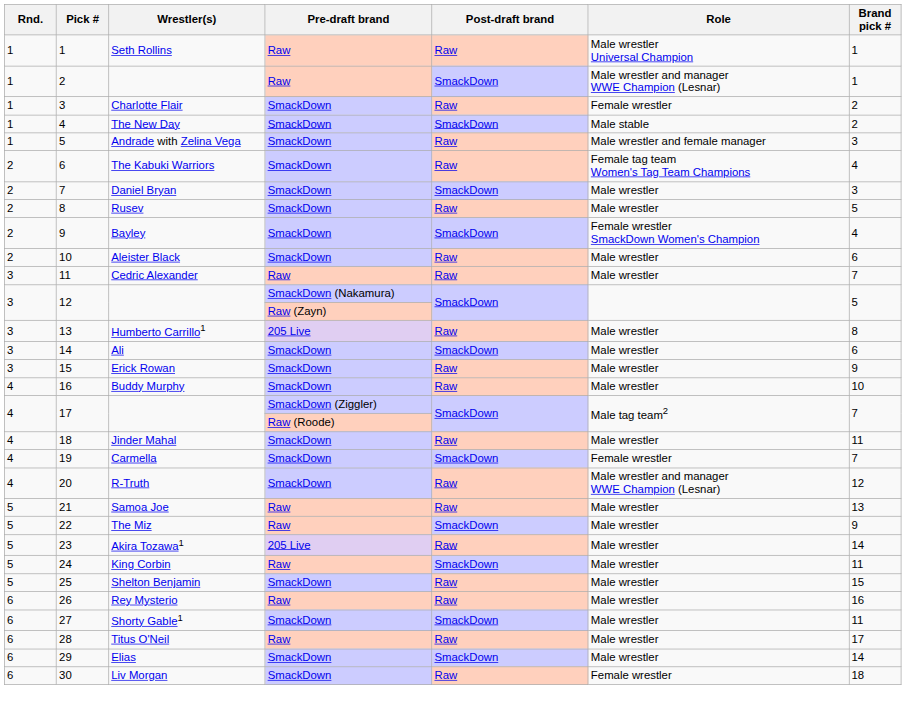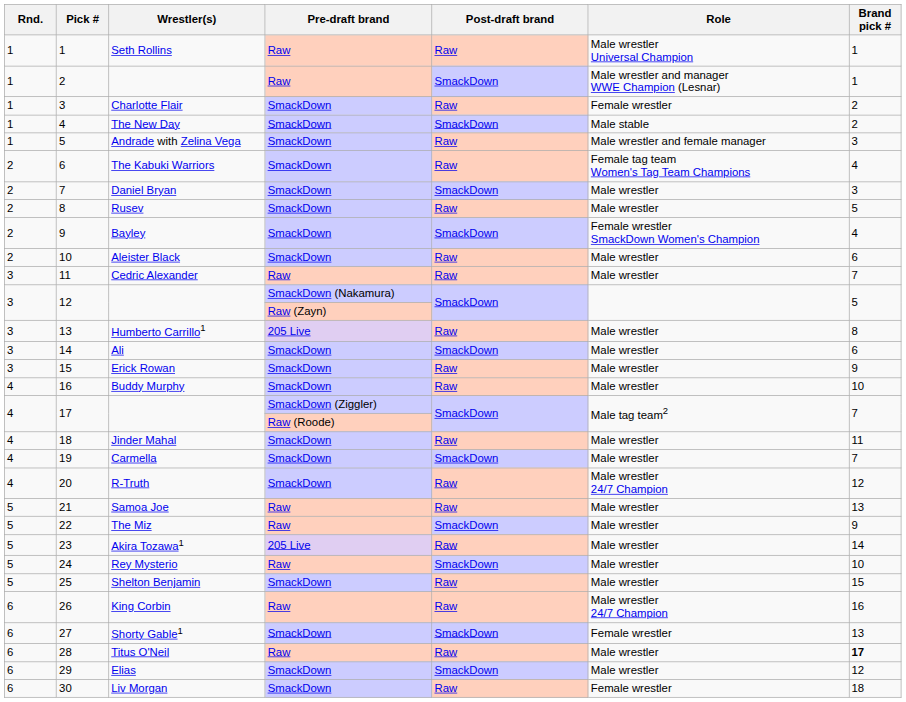(631, 458) Female wrestler -> (625, 458) Male wrestler
(660, 483) Male wrestler and manager WWE Champion (Lesnar) -> (629, 483) Male wrestler 24/7 Champion
(141, 564) King Corbin -> (144, 564) Rey Mysterio
(857, 564) 11 -> (858, 564) 10
(144, 600) Rey Mysterio -> (141, 607) King Corbin
(625, 600) Male wrestler -> (629, 607) Male wrestler 24/7 Champion
(625, 620) Male wrestler -> (631, 633) Female wrestler
(857, 620) 11 -> (858, 633) 13
(858, 639) normal -> (858, 652) bold
(858, 657) 14 -> (858, 670) 12
